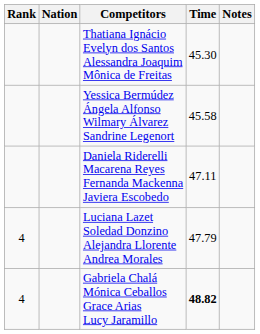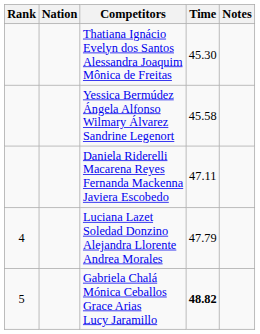(22, 299) 4 -> (22, 299) 5
